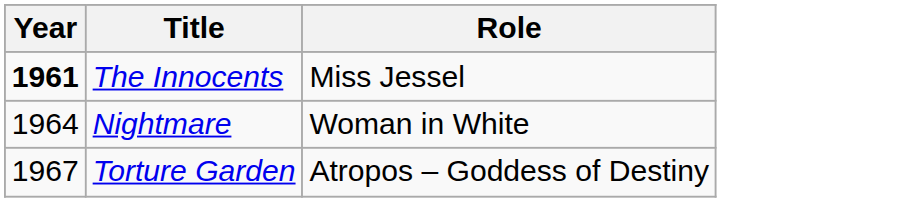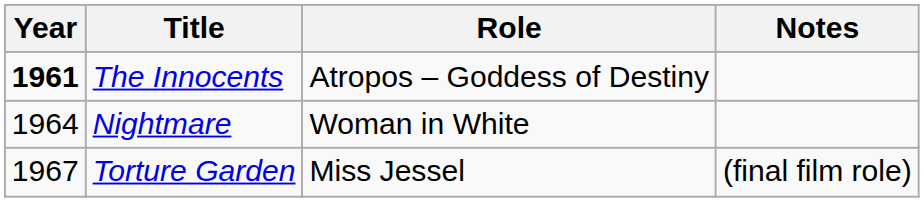+ column: (817, 28)
(387, 76) Miss Jessel -> (509, 76) Atropos – Goddess of Destiny
(509, 171) Atropos – Goddess of Destiny -> (387, 171) Miss Jessel
